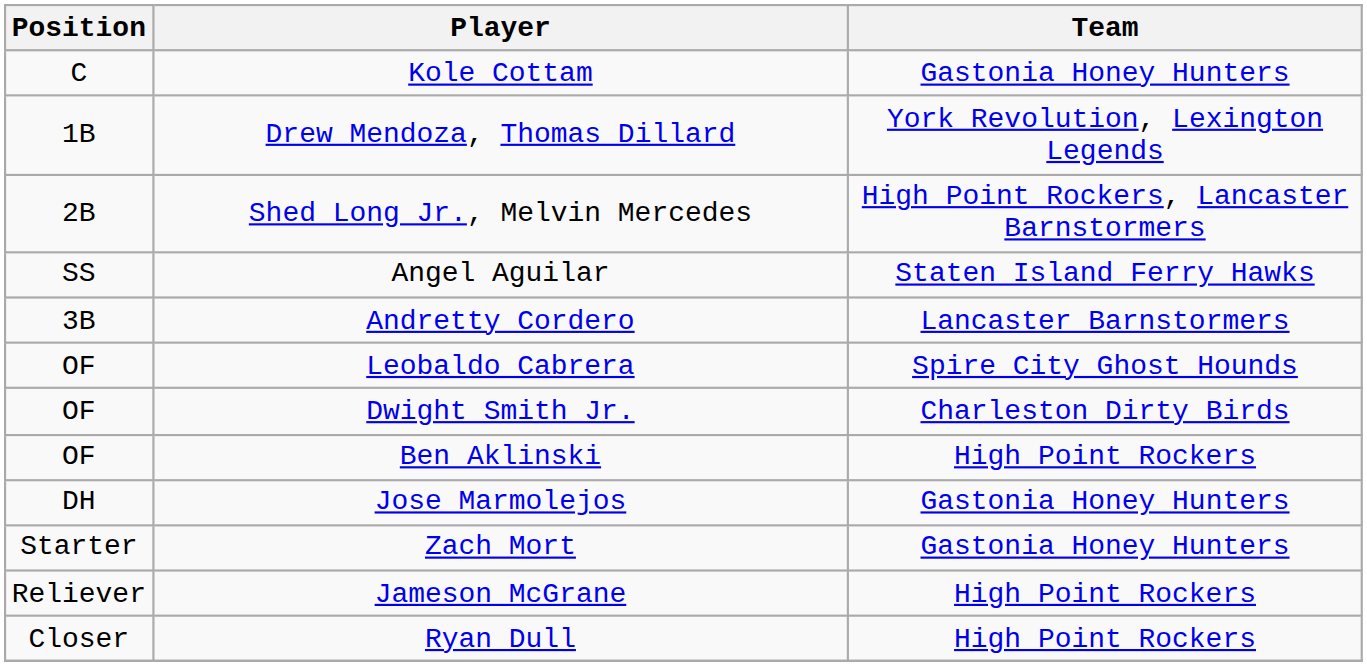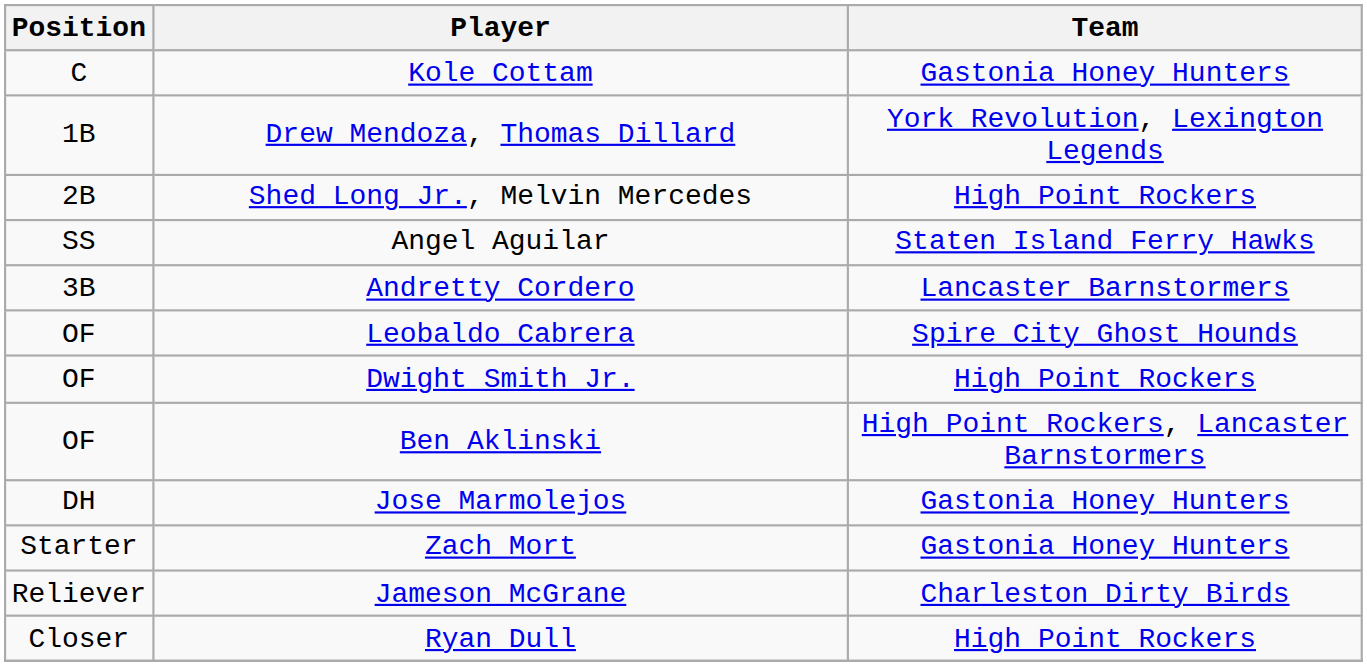(1105, 213) High Point Rockers, Lancaster Barnstormers -> (1105, 197) High Point Rockers
(1105, 411) Charleston Dirty Birds -> (1105, 379) High Point Rockers
(1105, 457) High Point Rockers -> (1105, 441) High Point Rockers, Lancaster Barnstormers
(1105, 593) High Point Rockers -> (1105, 593) Charleston Dirty Birds
